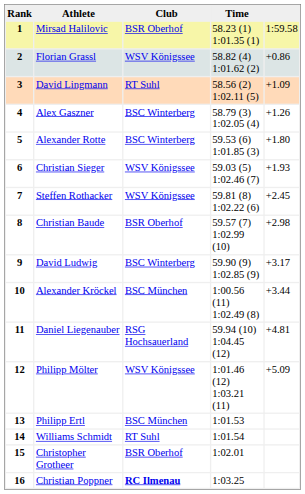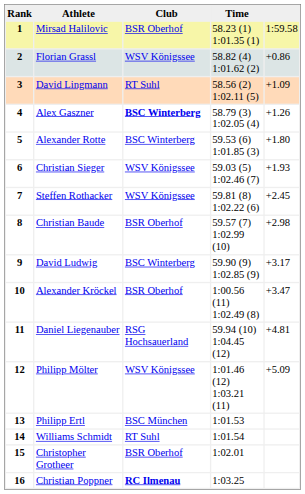(160, 112) normal -> (163, 112) bold
(156, 290) BSC München -> (154, 290) BSR Oberhof
(278, 290) +3.44 -> (278, 290) +3.47
